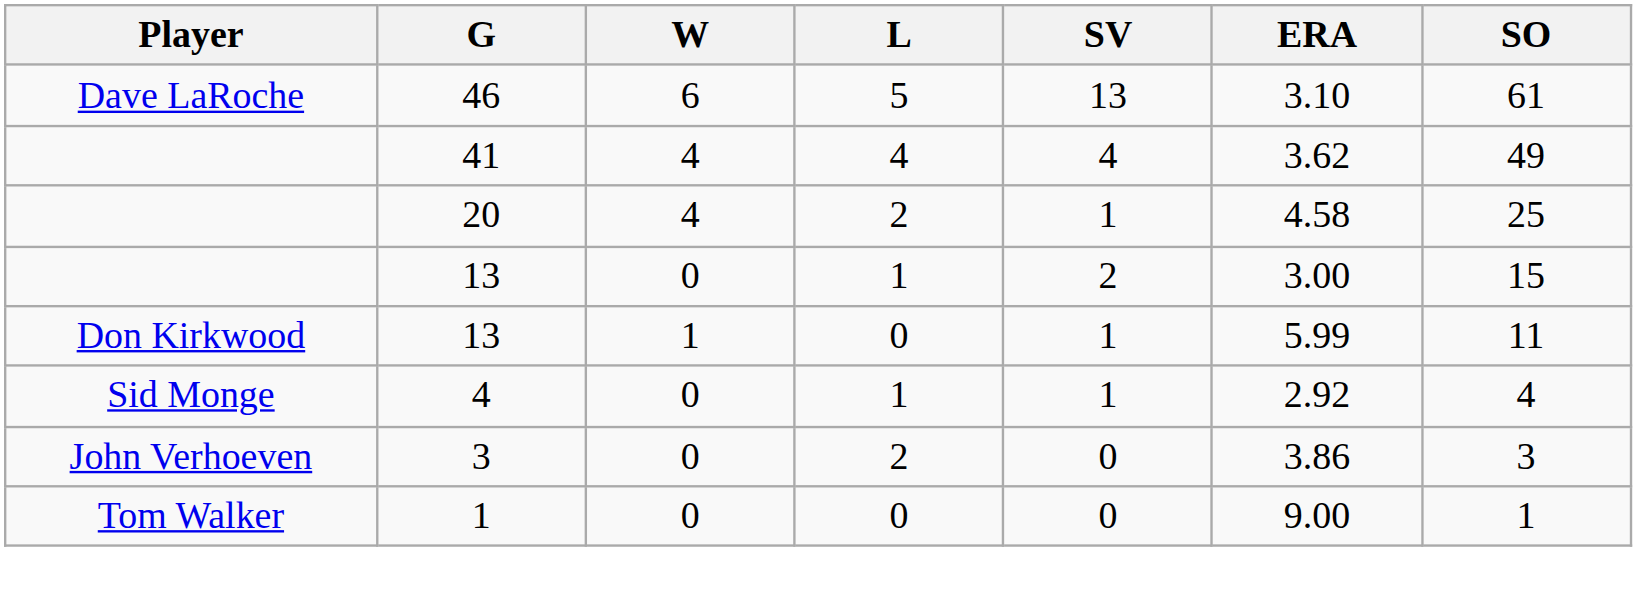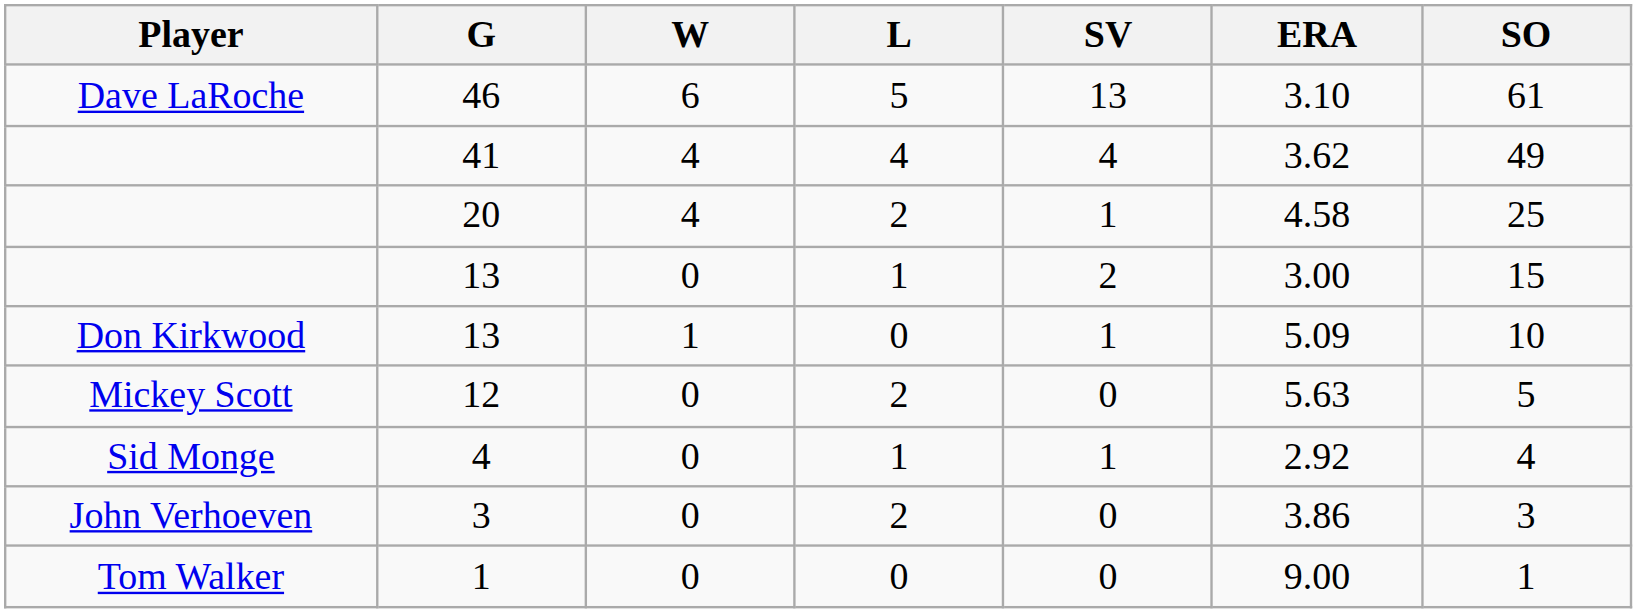(1317, 335) 5.99 -> (1317, 335) 5.09
(1526, 335) 11 -> (1526, 335) 10
+ row: (191, 395)
